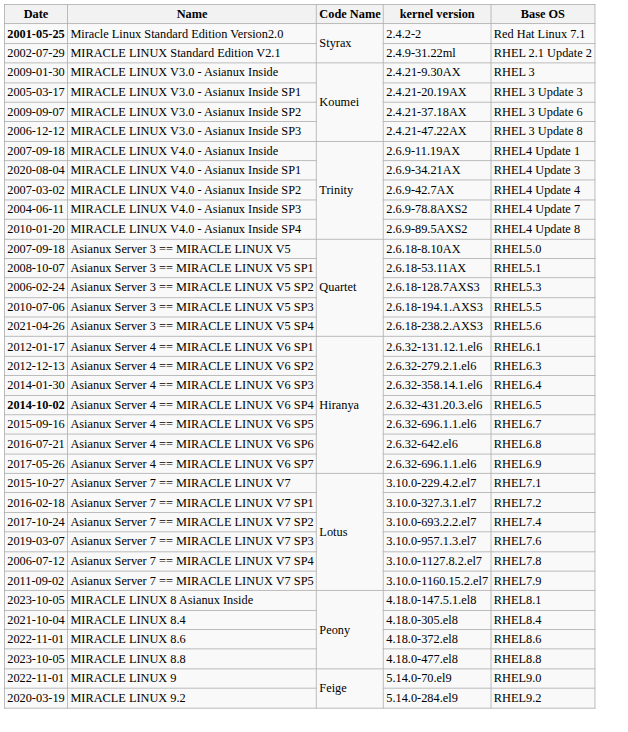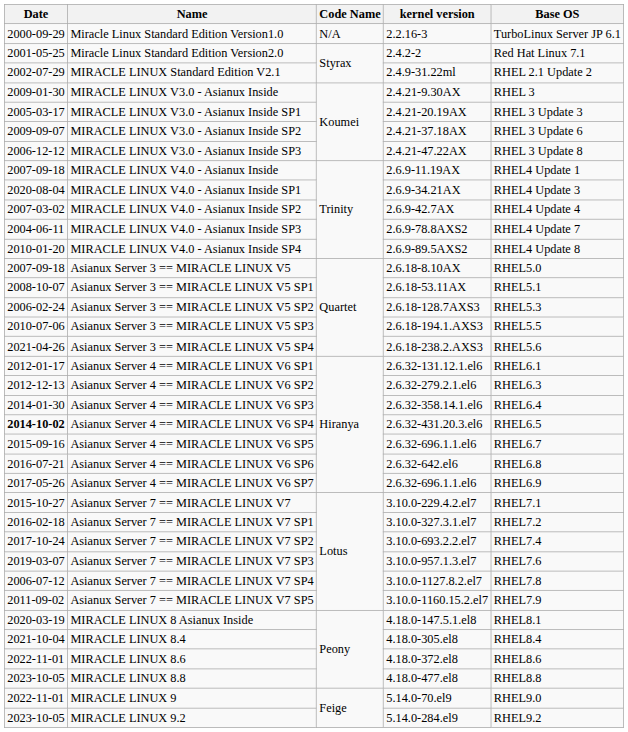+ row: (177, 33)
(36, 33) bold -> (36, 53) normal
(36, 600) 2023-10-05 -> (36, 619) 2020-03-19
(36, 698) 2020-03-19 -> (36, 717) 2023-10-05
